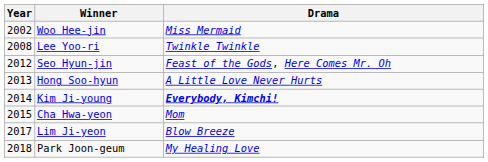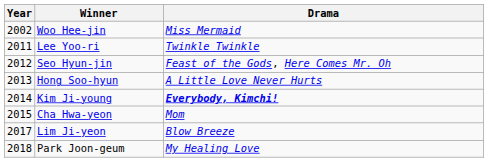(19, 47) 2008 -> (19, 47) 2011
